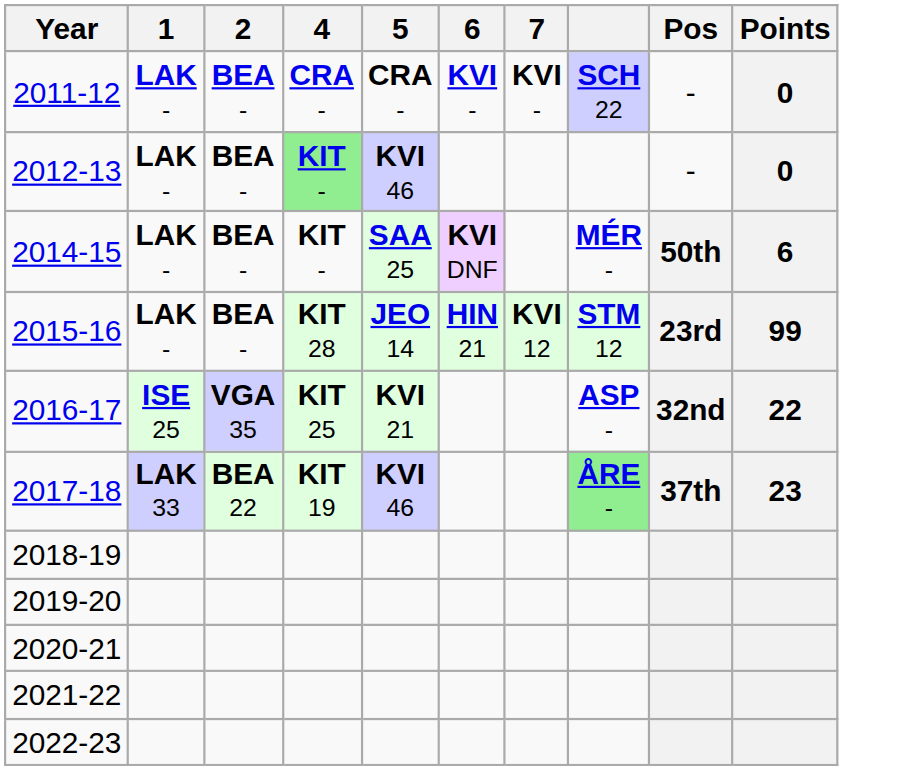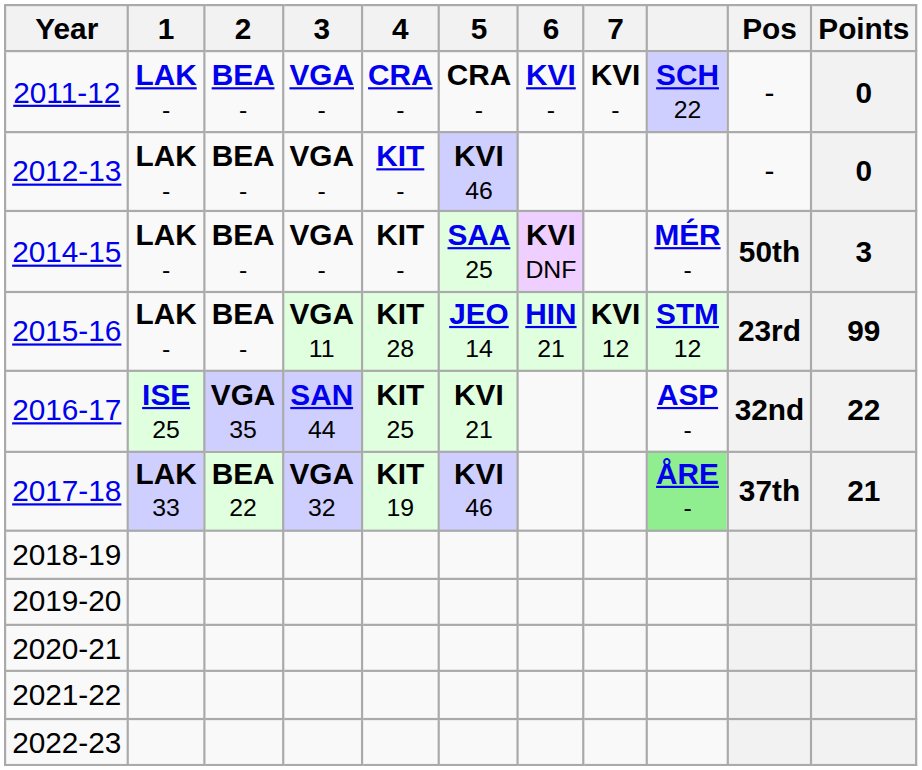+ column: (322, 28)
(322, 170) lightgreen background -> (400, 170) no background
(785, 251) 6 -> (864, 251) 3
(785, 491) 23 -> (864, 491) 21
